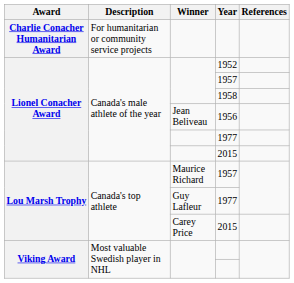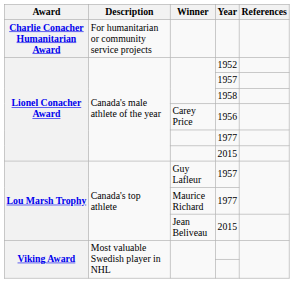(190, 117) Jean Beliveau -> (184, 117) Carey Price
(189, 174) Maurice Richard -> (187, 174) Guy Lafleur
(187, 200) Guy Lafleur -> (189, 200) Maurice Richard
(184, 227) Carey Price -> (190, 227) Jean Beliveau
